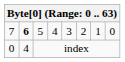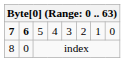(12, 31) normal -> (12, 31) bold
(12, 48) 0 -> (12, 48) 8
(26, 48) 4 -> (26, 48) 0
